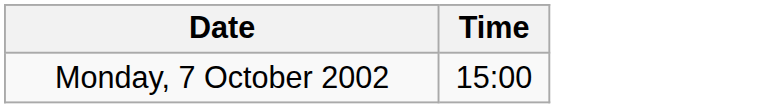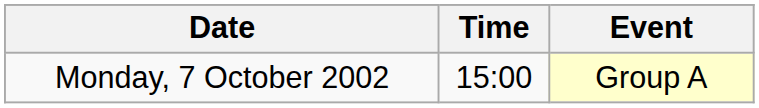+ column: (651, 28)
